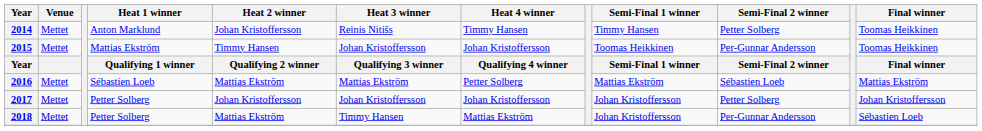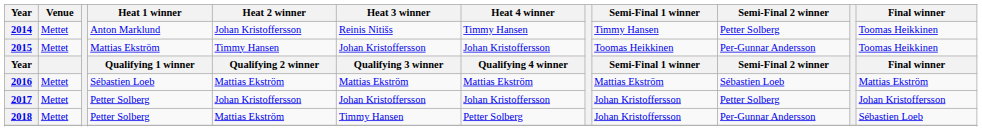(493, 81) Petter Solberg -> (498, 81) Mattias Ekström
(498, 116) Mattias Ekström -> (493, 116) Petter Solberg
